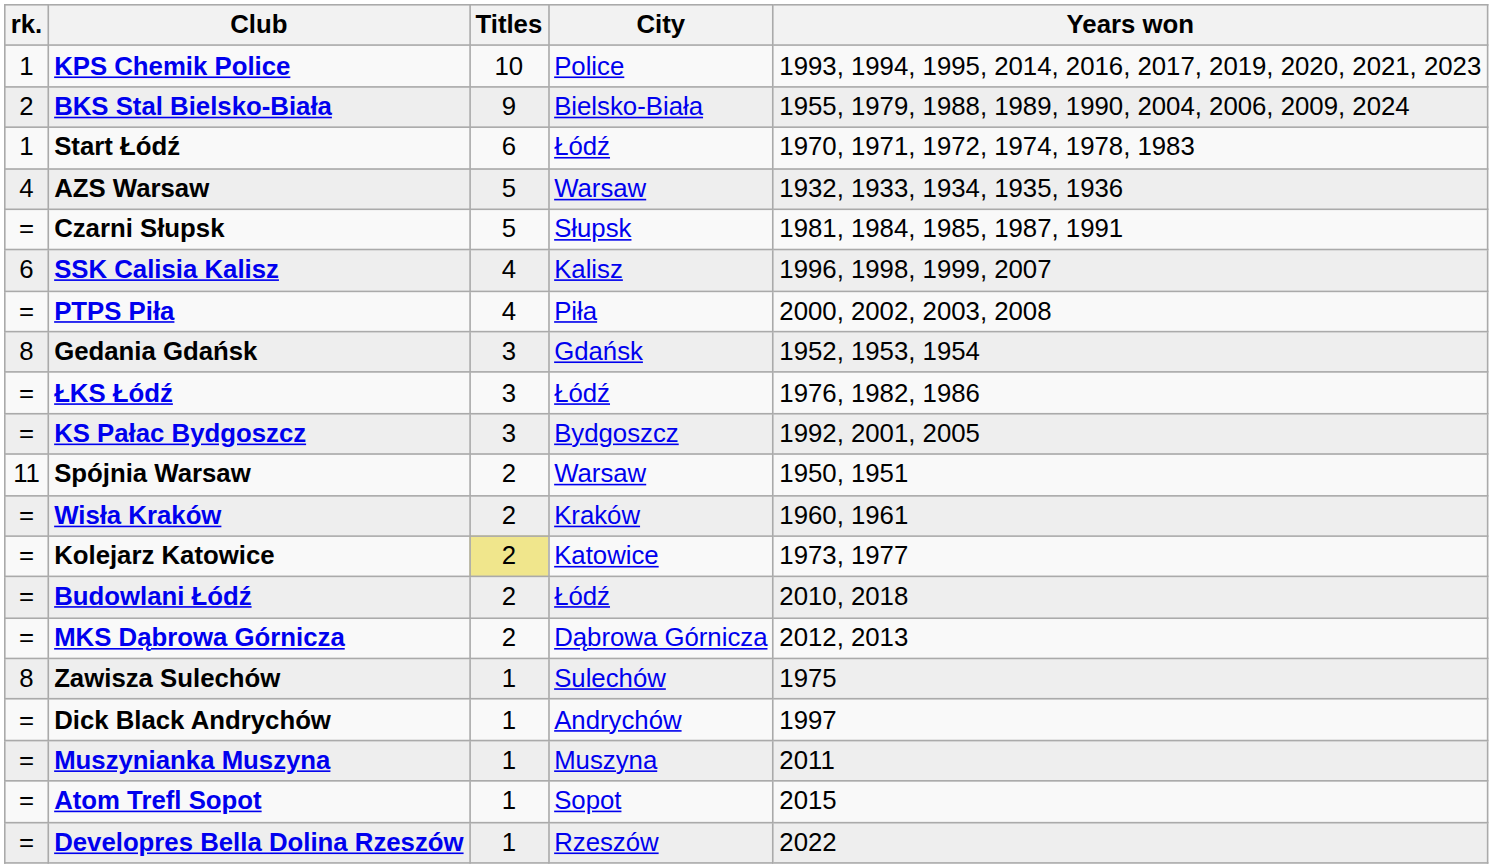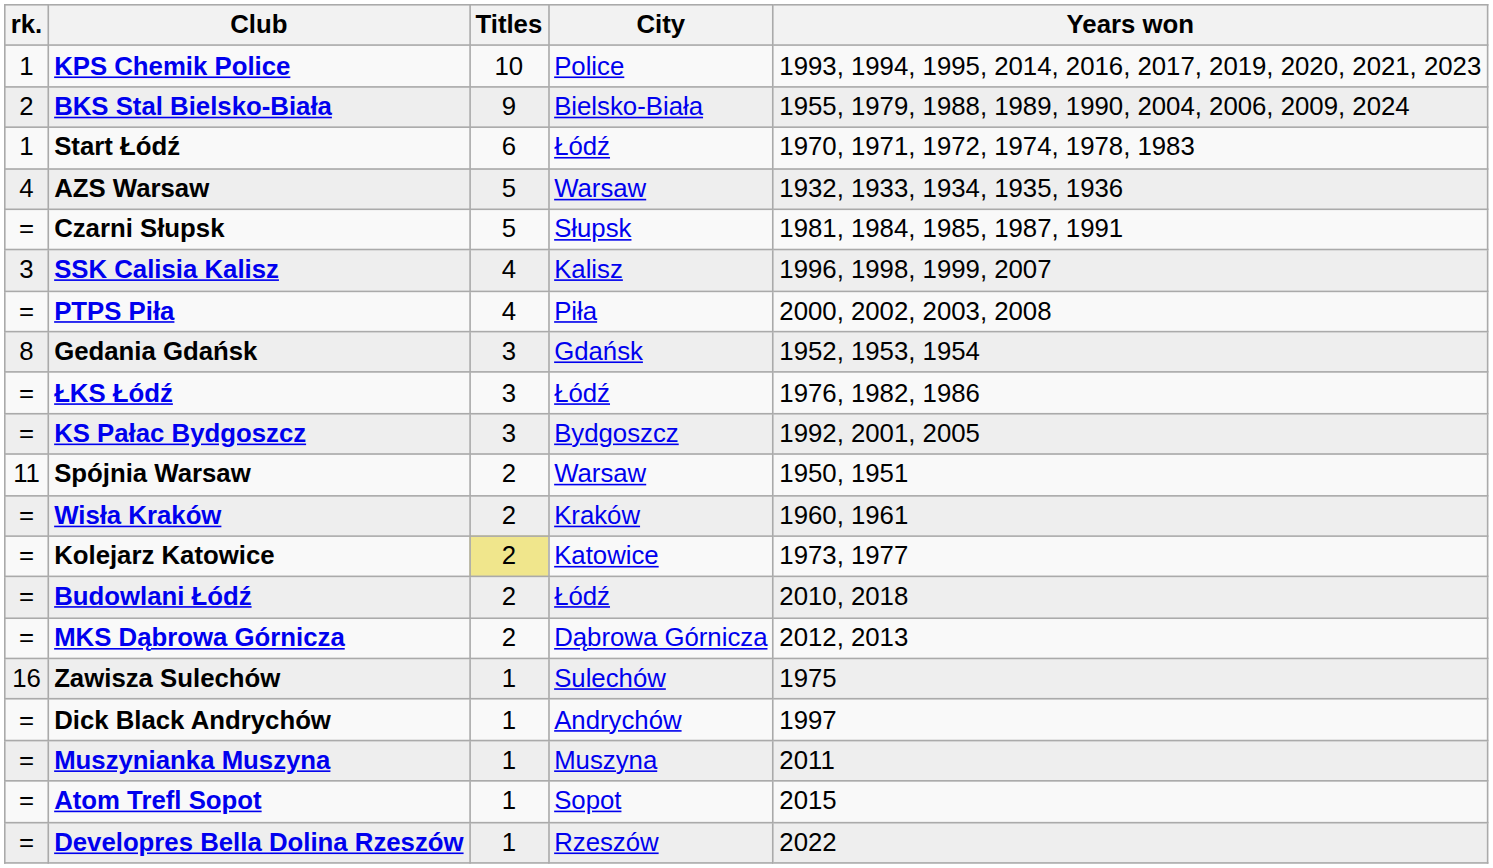(26, 270) 6 -> (26, 270) 3
(26, 678) 8 -> (27, 678) 16
